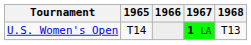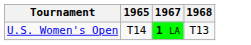- column: (168, 14)
